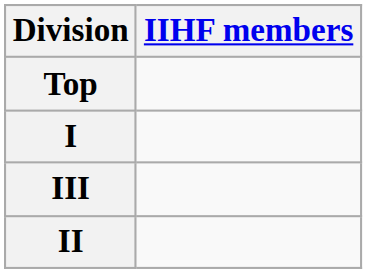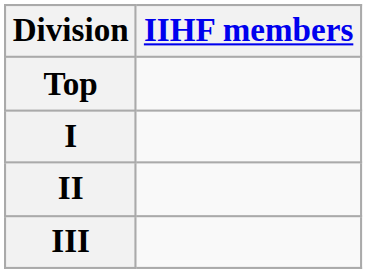rows swapped: (71, 240) <-> (71, 188)
